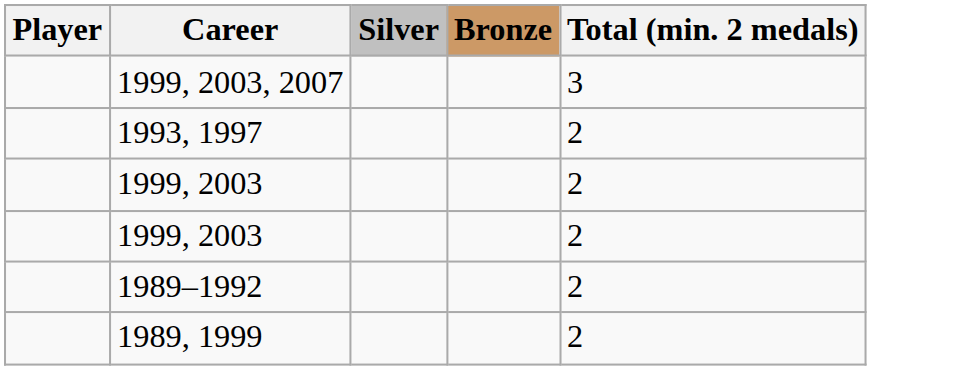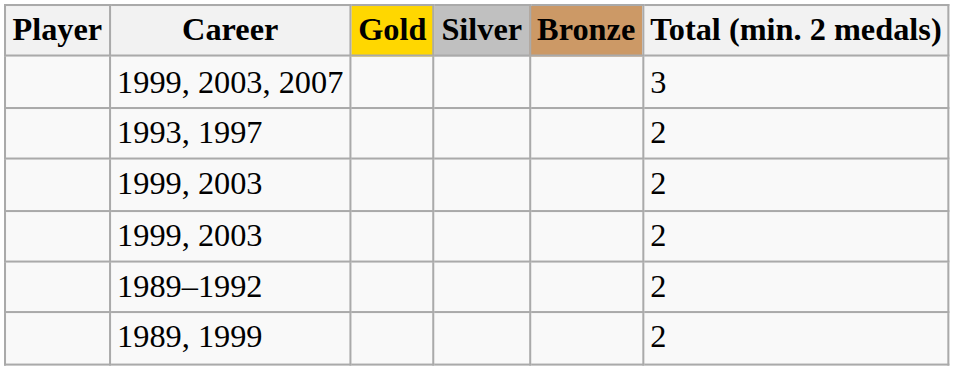+ column: (392, 30)
